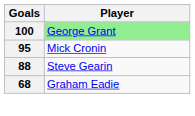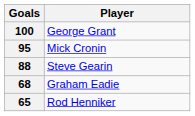(81, 31) lightgreen background -> (81, 31) no background
+ row: (24, 102)
